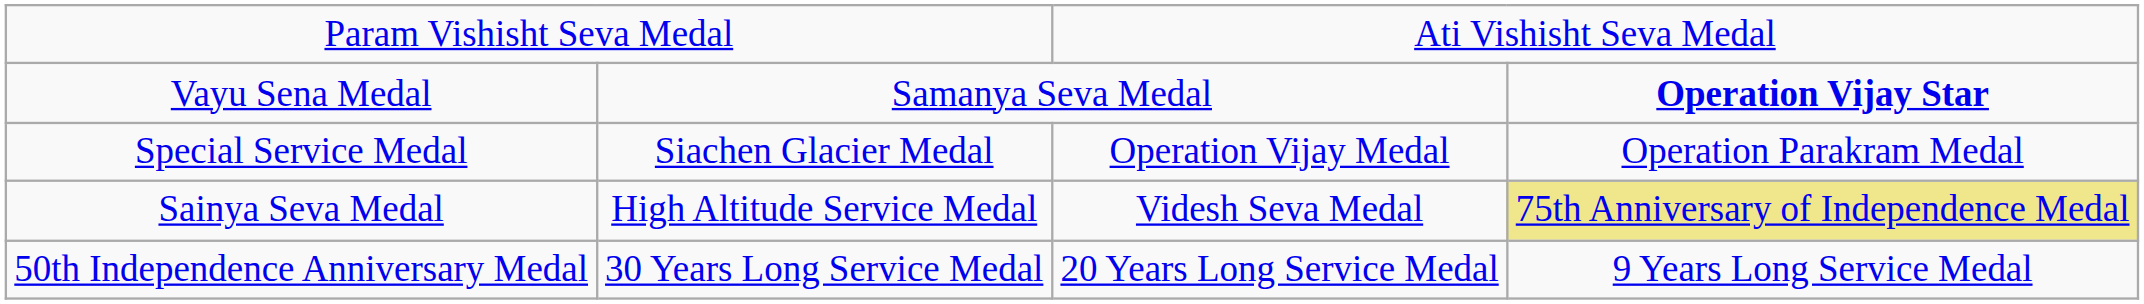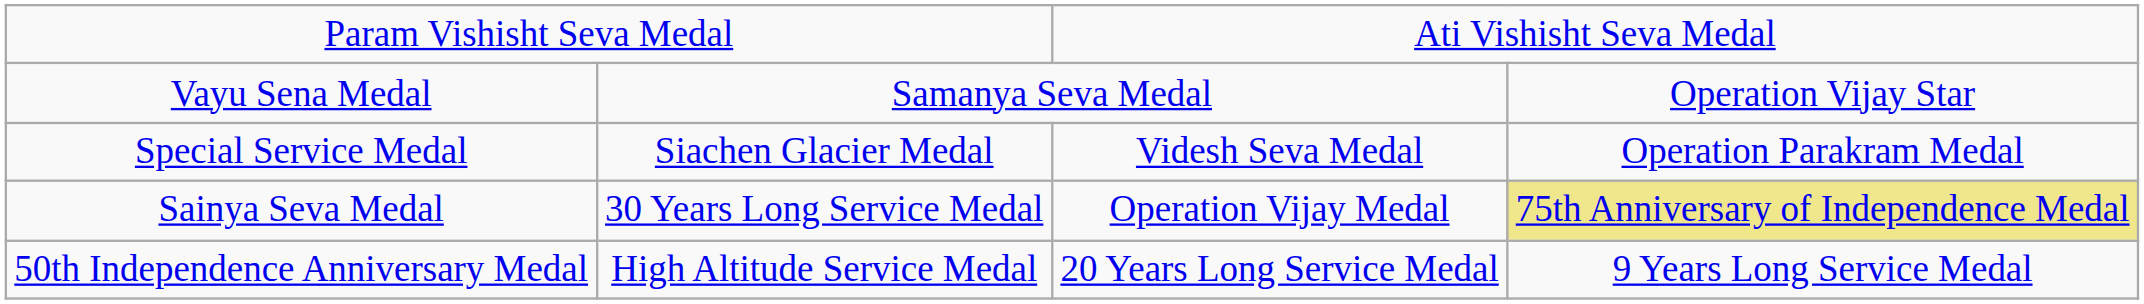(1823, 92) bold -> (1823, 92) normal
(1280, 151) Operation Vijay Medal -> (1280, 151) Videsh Seva Medal
(824, 209) High Altitude Service Medal -> (824, 209) 30 Years Long Service Medal
(1280, 209) Videsh Seva Medal -> (1280, 209) Operation Vijay Medal
(824, 268) 30 Years Long Service Medal -> (824, 268) High Altitude Service Medal
